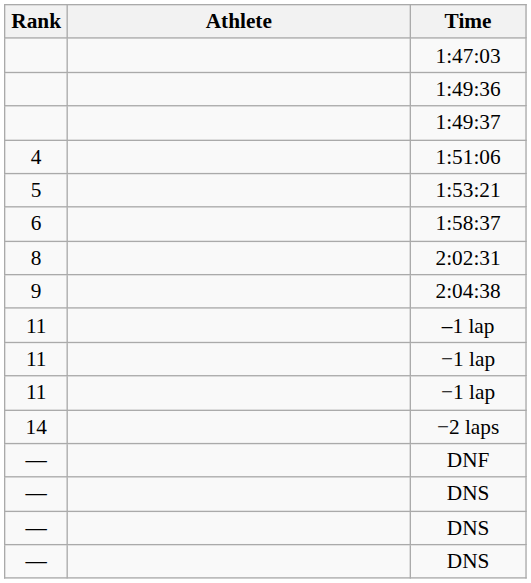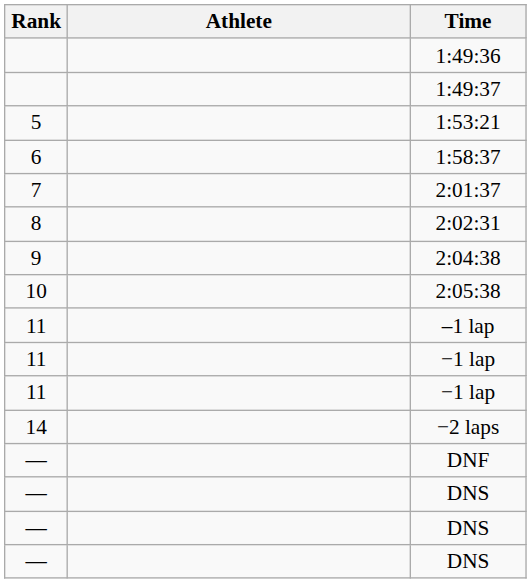- row: (36, 55)
- row: (36, 156)
+ row: (36, 190)
+ row: (36, 291)
